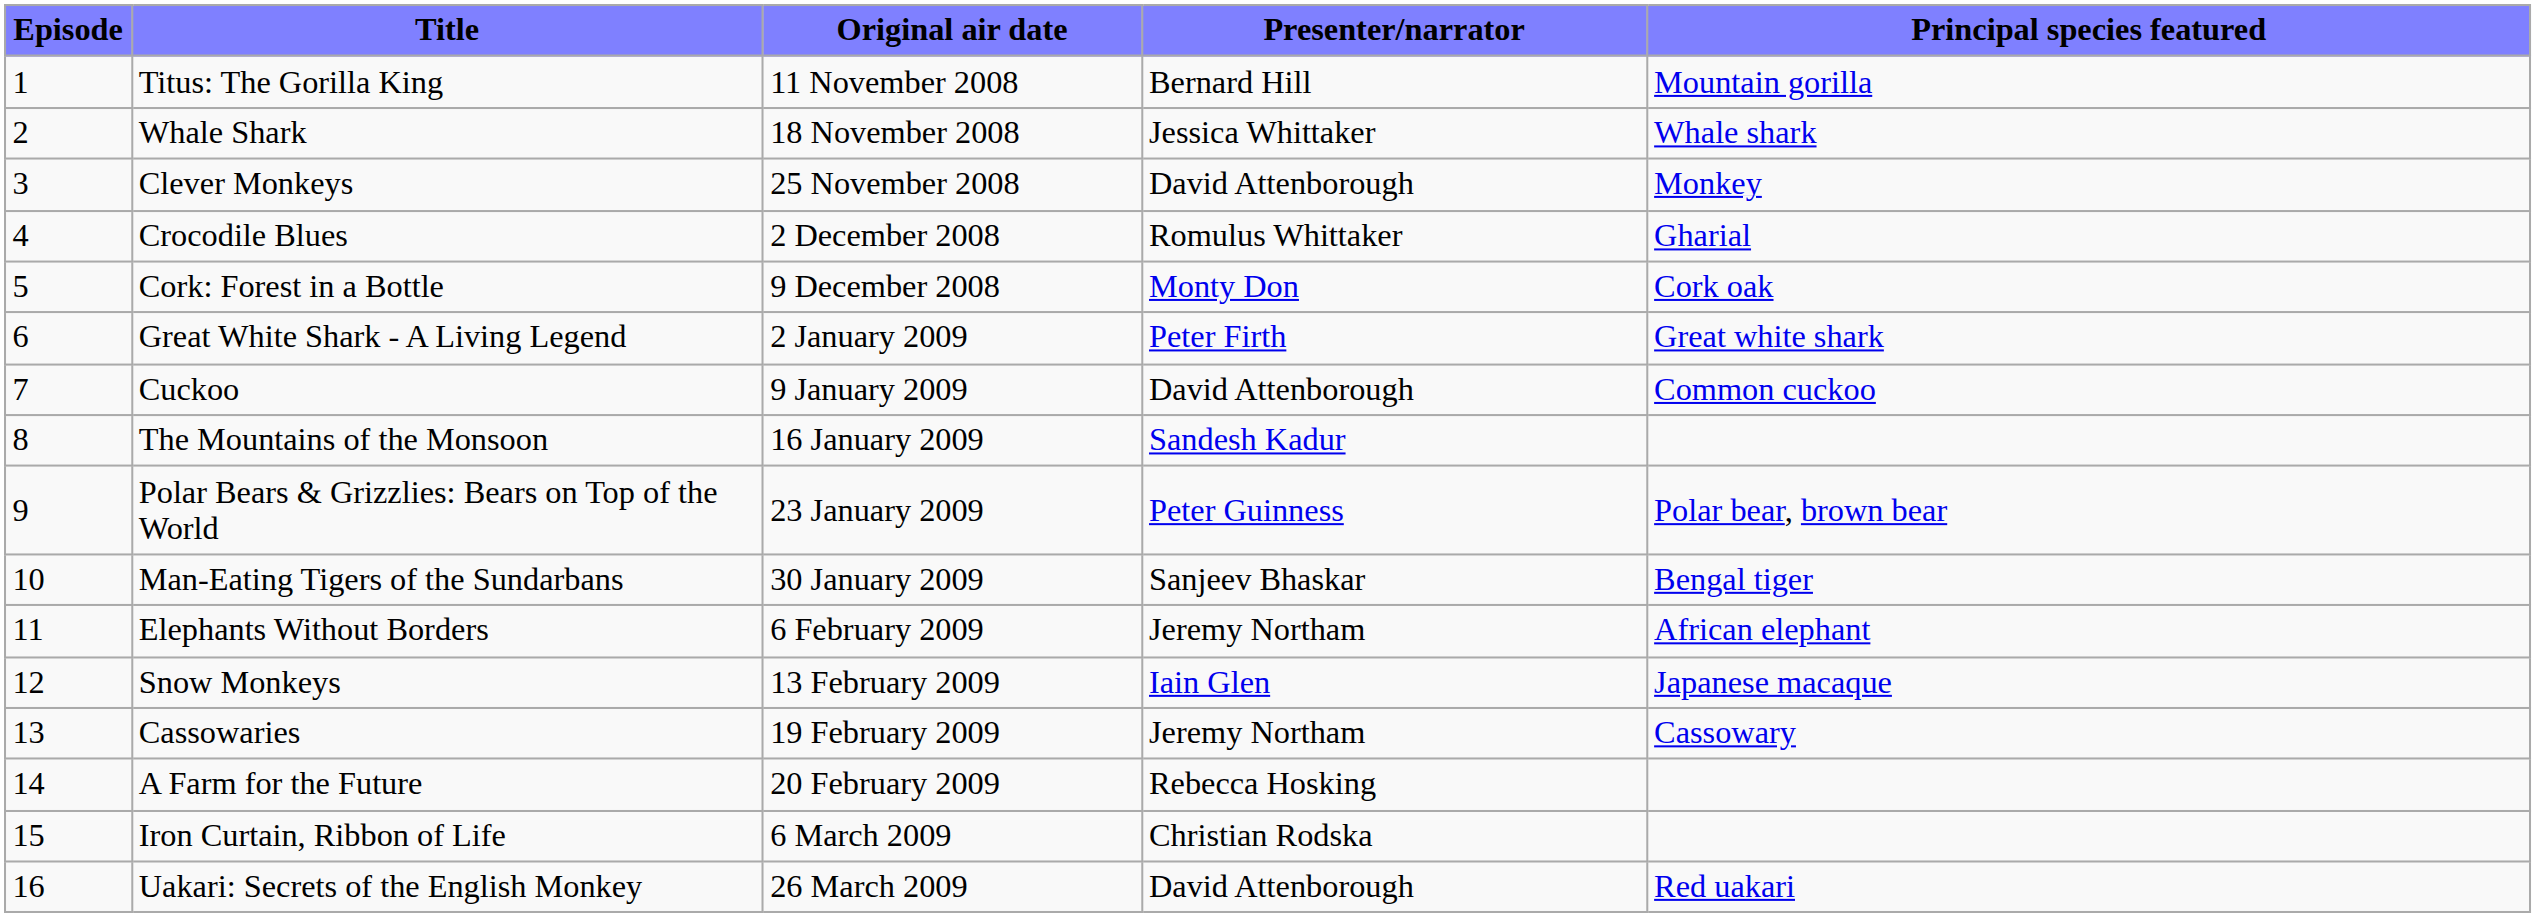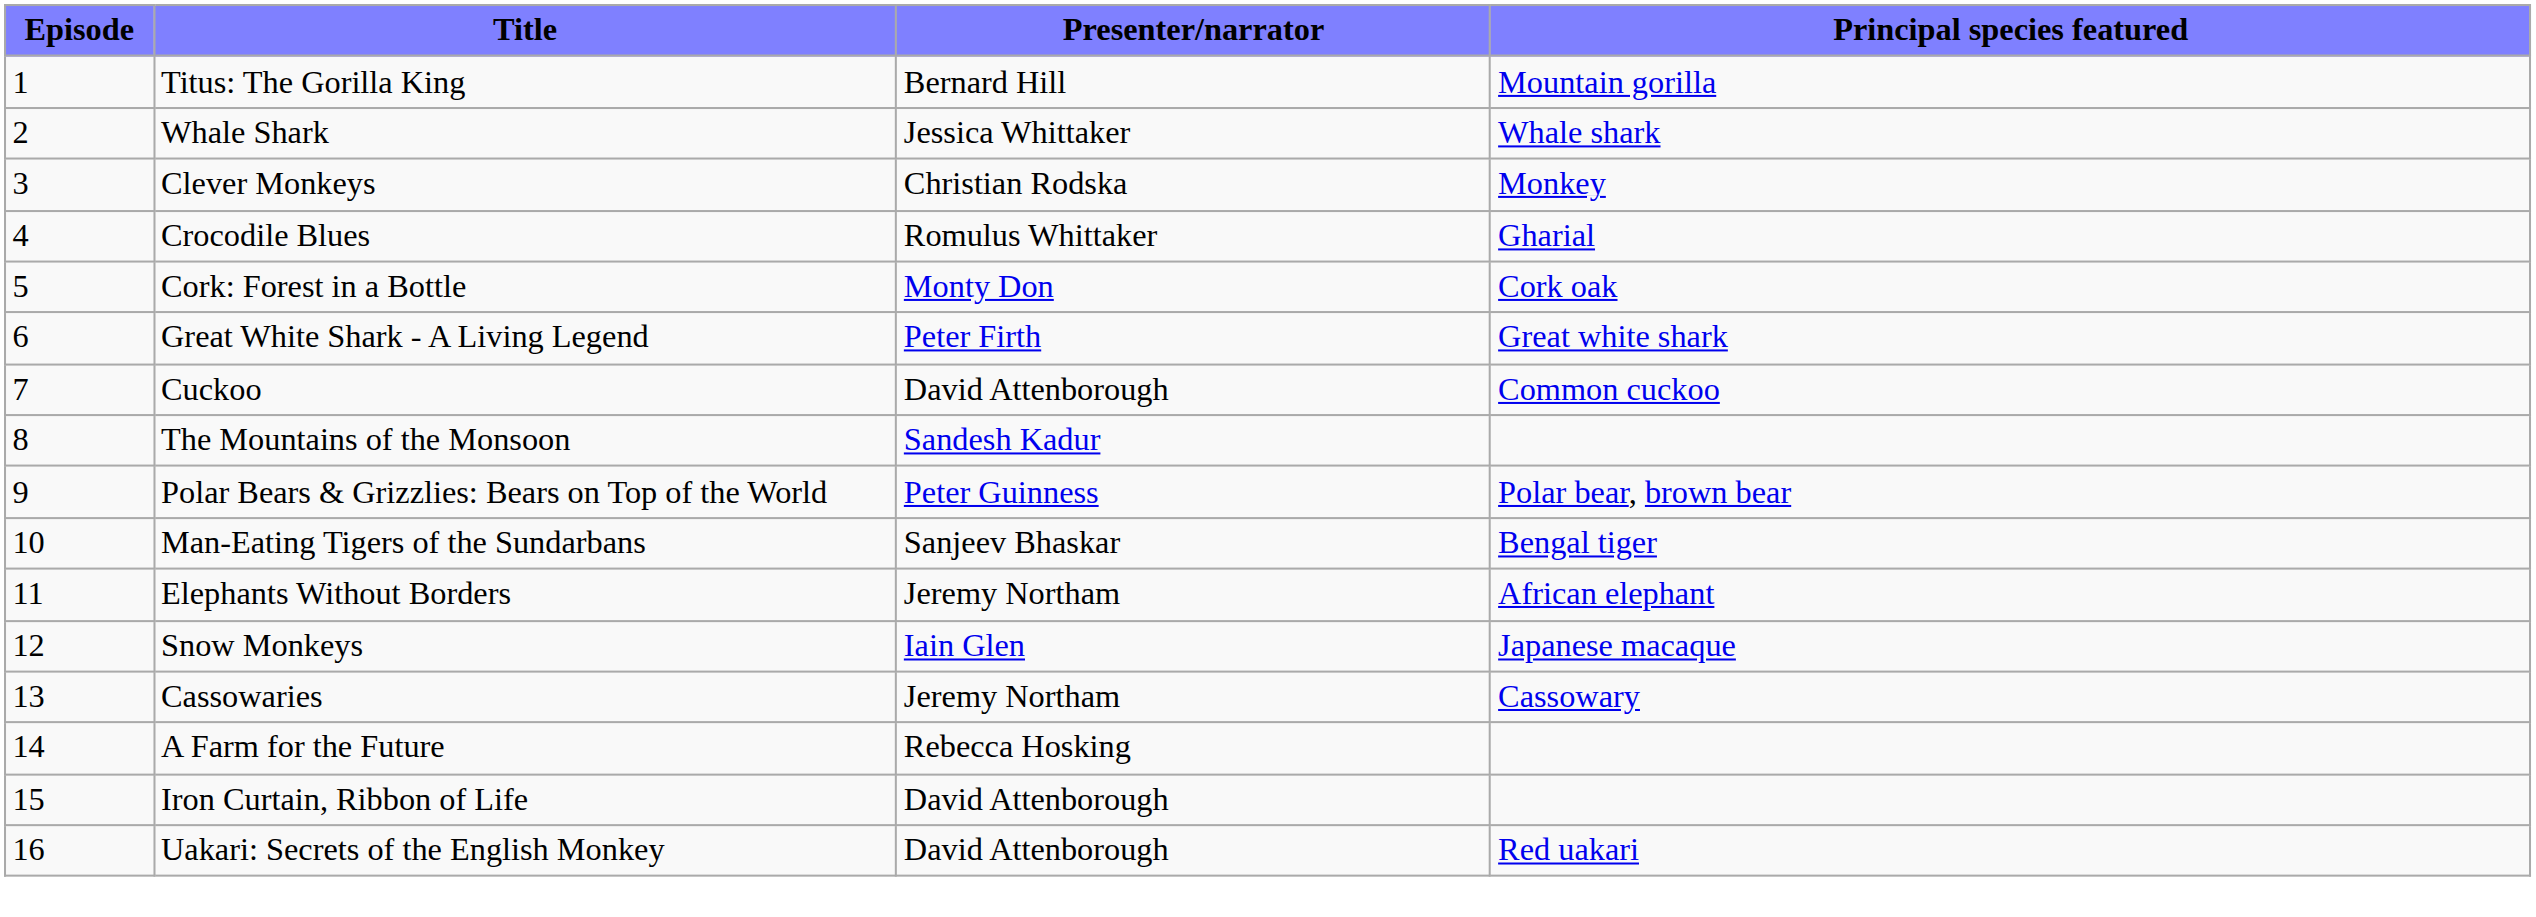- column: (952, 30)
(1281, 183) David Attenborough -> (1016, 183) Christian Rodska
(1261, 835) Christian Rodska -> (1036, 798) David Attenborough
